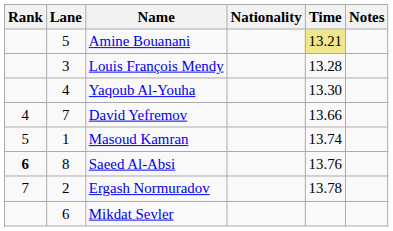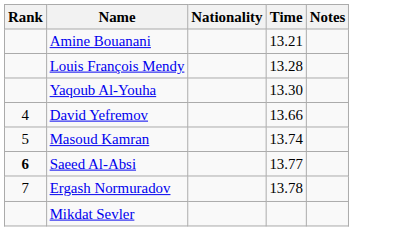- column: (66, 16)
(325, 41) khaki background -> (286, 41) no background
(325, 164) 13.76 -> (286, 164) 13.77
